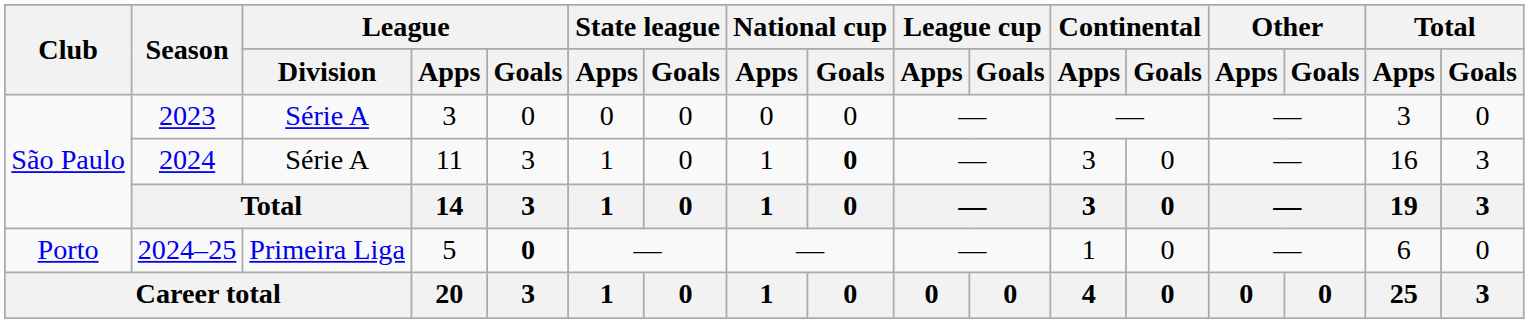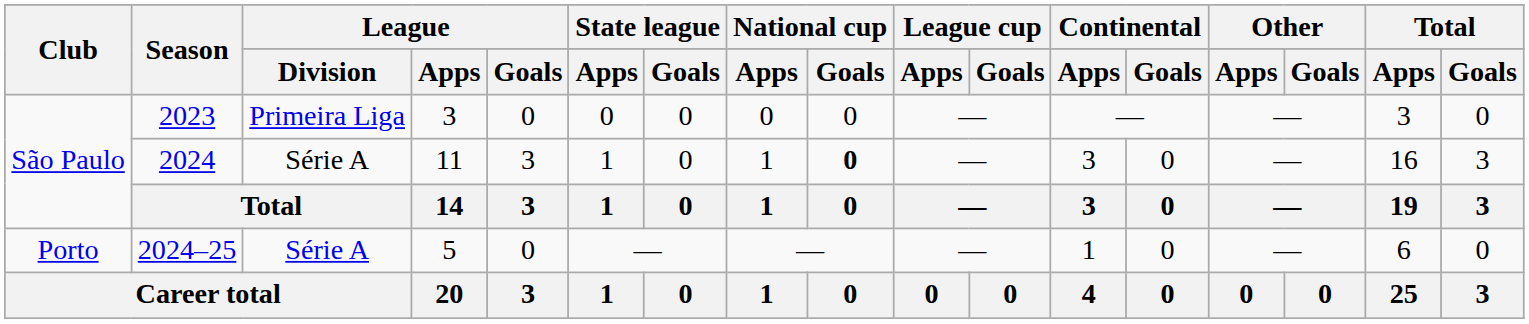(327, 116) Série A -> (327, 116) Primeira Liga
(327, 250) Primeira Liga -> (327, 250) Série A
(528, 250) bold -> (528, 250) normal
